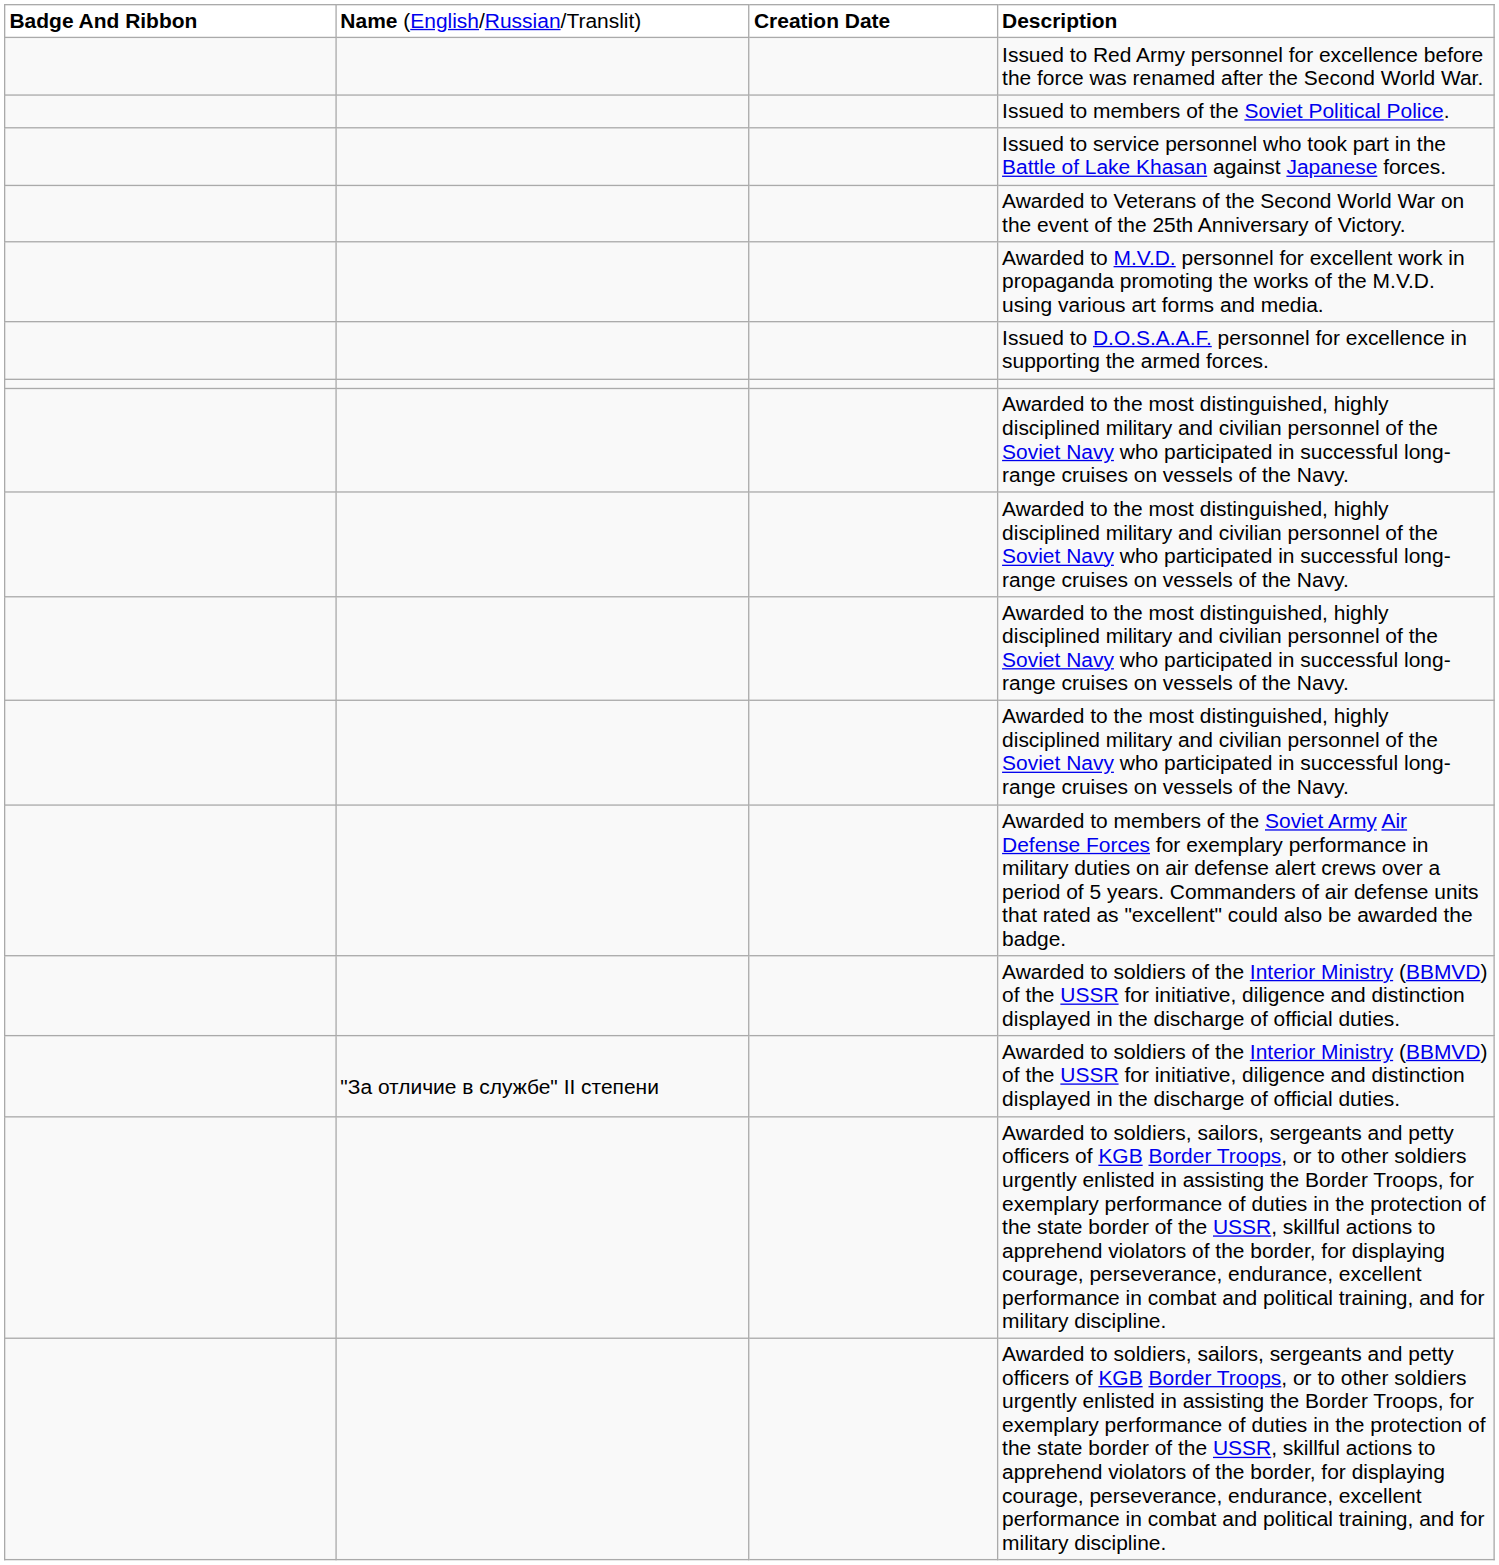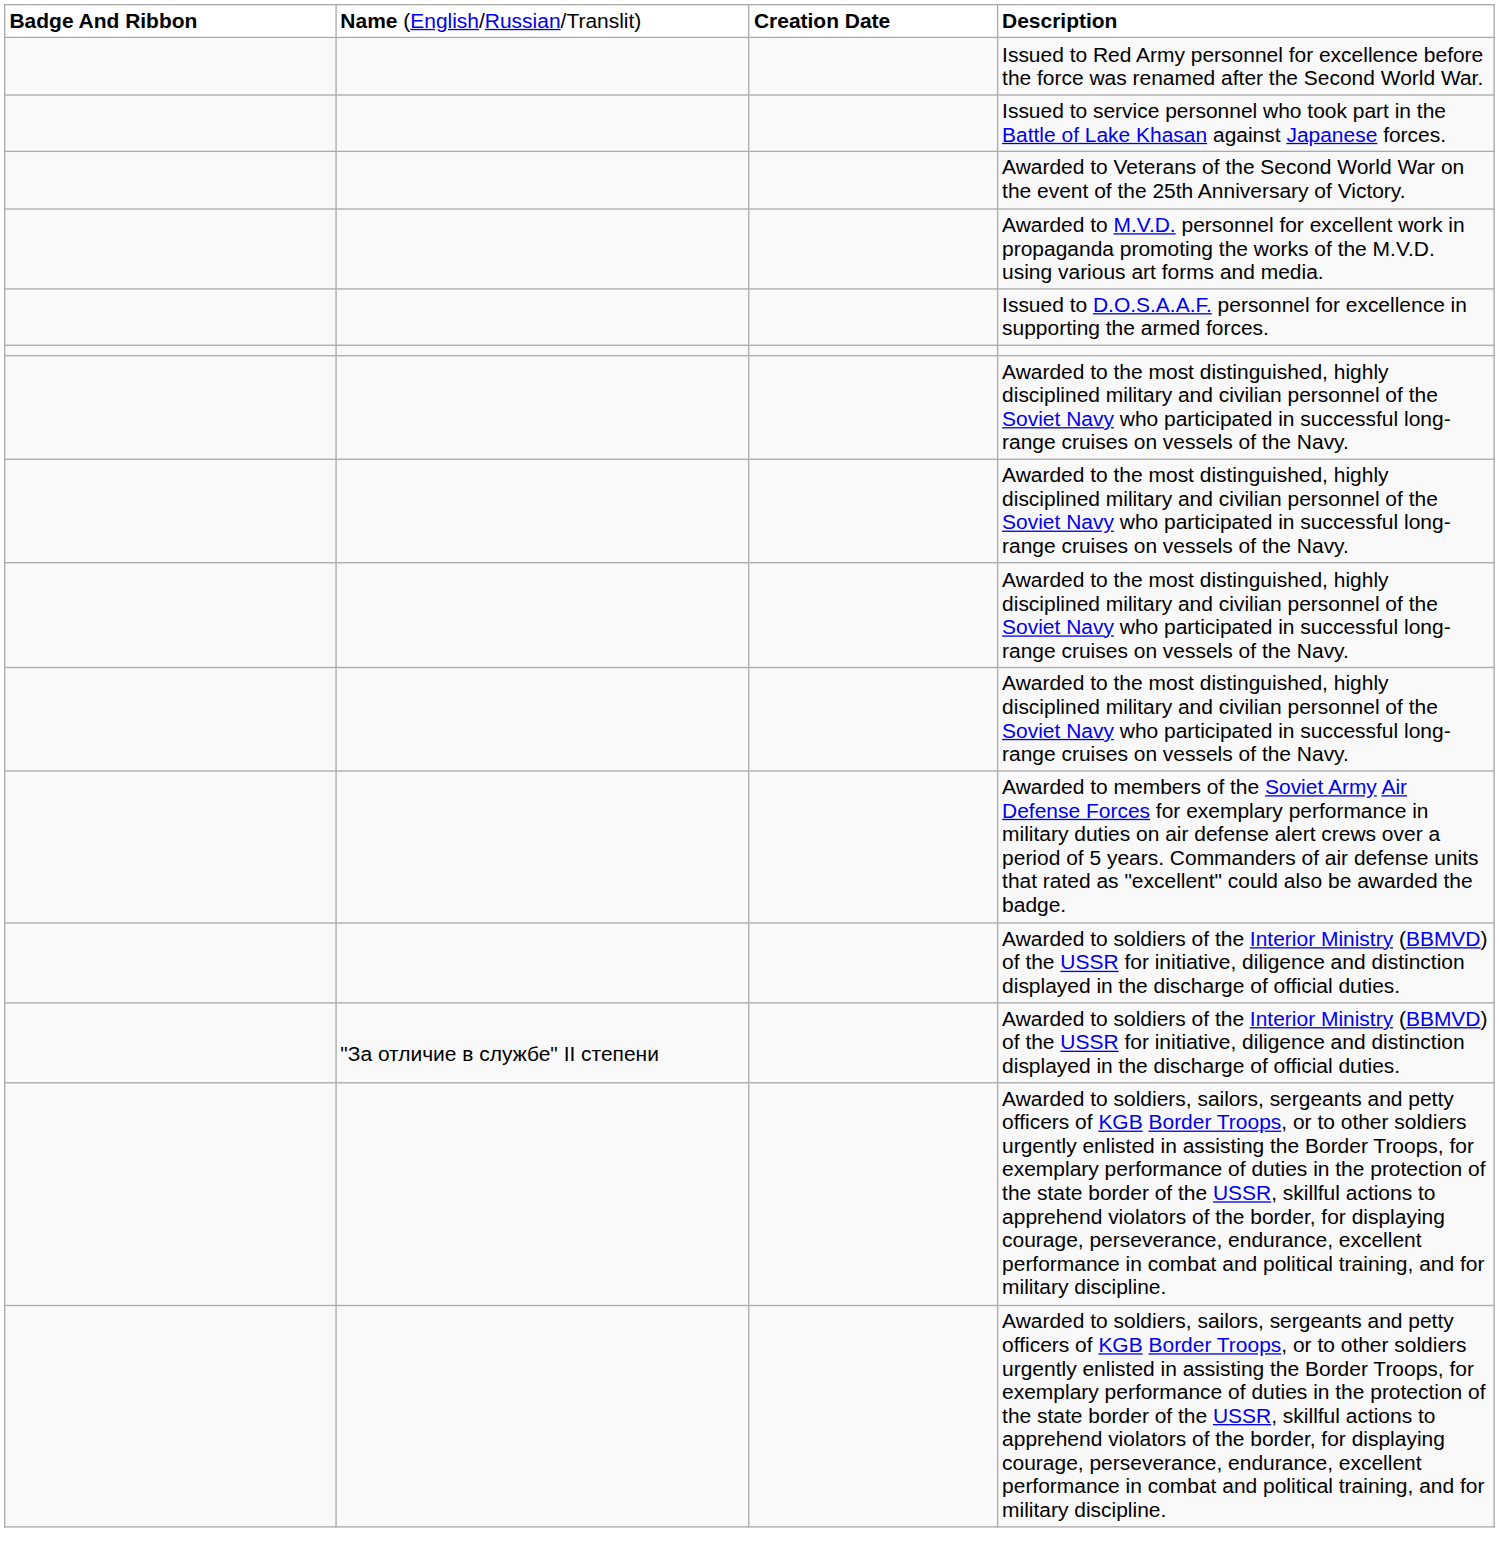- row: (542, 111)
